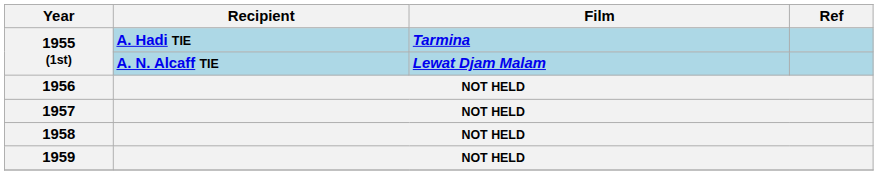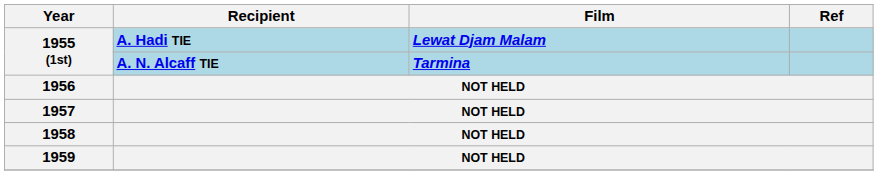(441, 39) Tarmina -> (479, 39) Lewat Djam Malam
(479, 63) Lewat Djam Malam -> (441, 63) Tarmina
